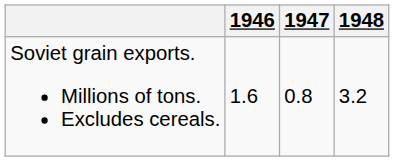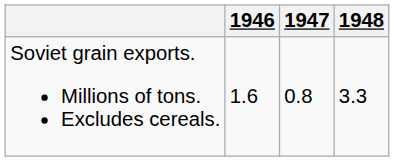(353, 96) 3.2 -> (353, 96) 3.3
